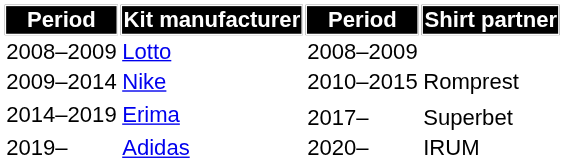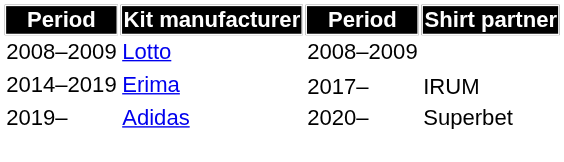- row: (362, 81)
(468, 117) Superbet -> (451, 87) IRUM
(451, 148) IRUM -> (468, 117) Superbet
